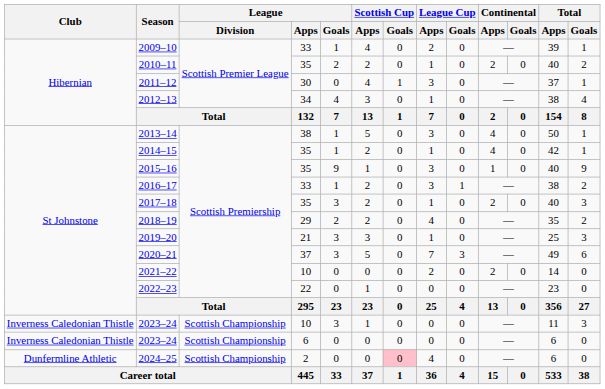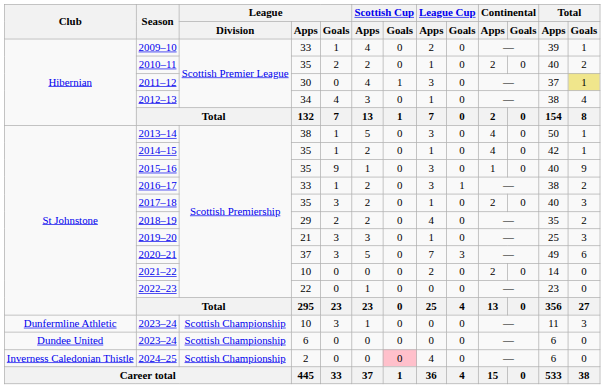(584, 82) no background -> (584, 82) khaki background
(70, 323) Inverness Caledonian Thistle -> (70, 323) Dunfermline Athletic
(70, 340) Inverness Caledonian Thistle -> (70, 340) Dundee United
(70, 358) Dunfermline Athletic -> (70, 358) Inverness Caledonian Thistle
